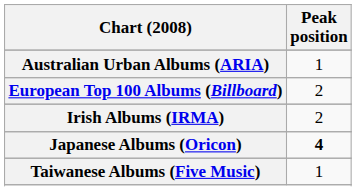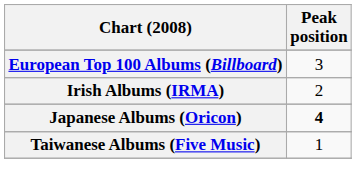- row: (145, 63)
(319, 90) 2 -> (319, 63) 3
